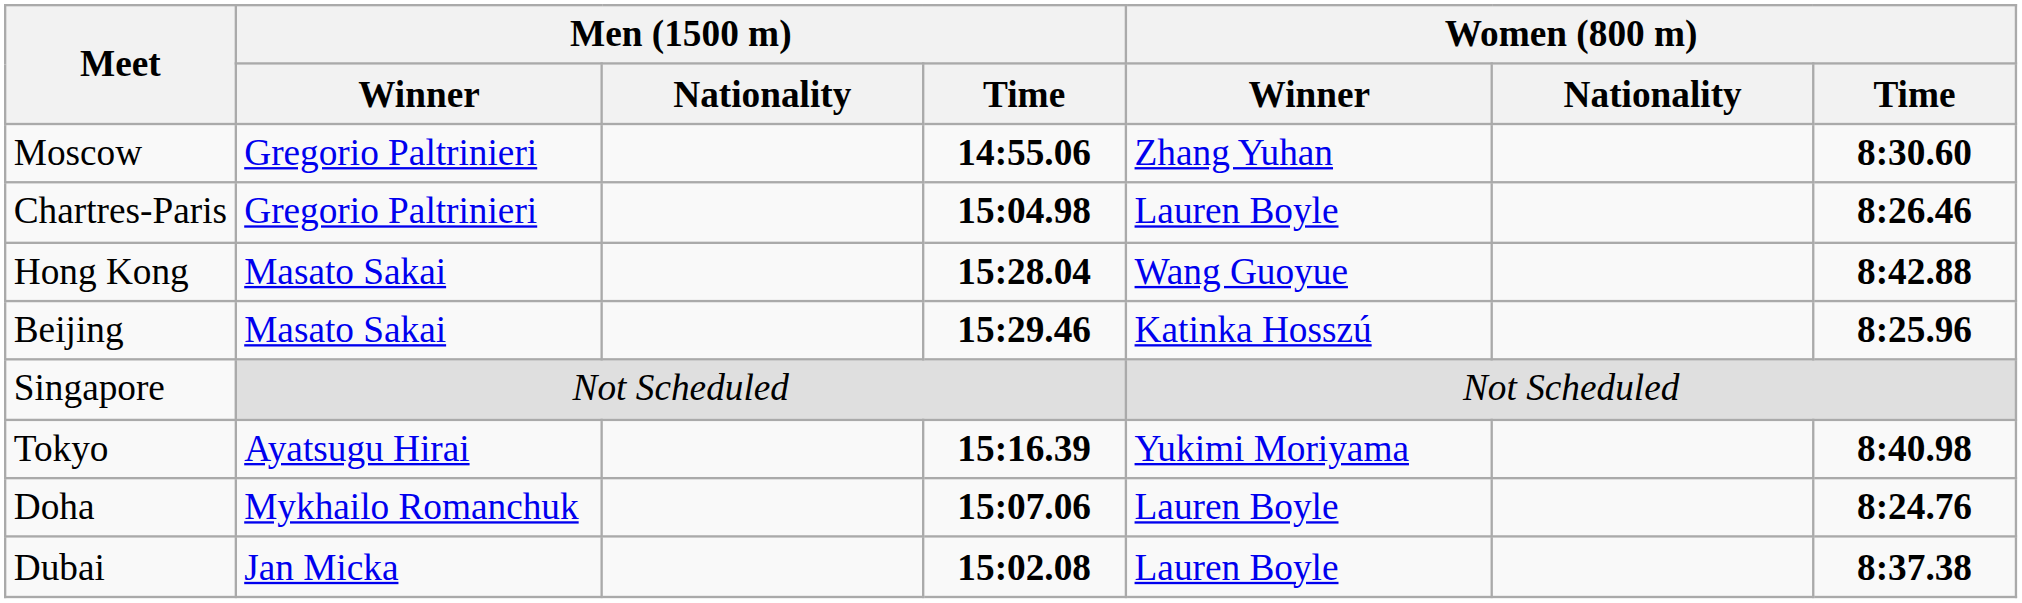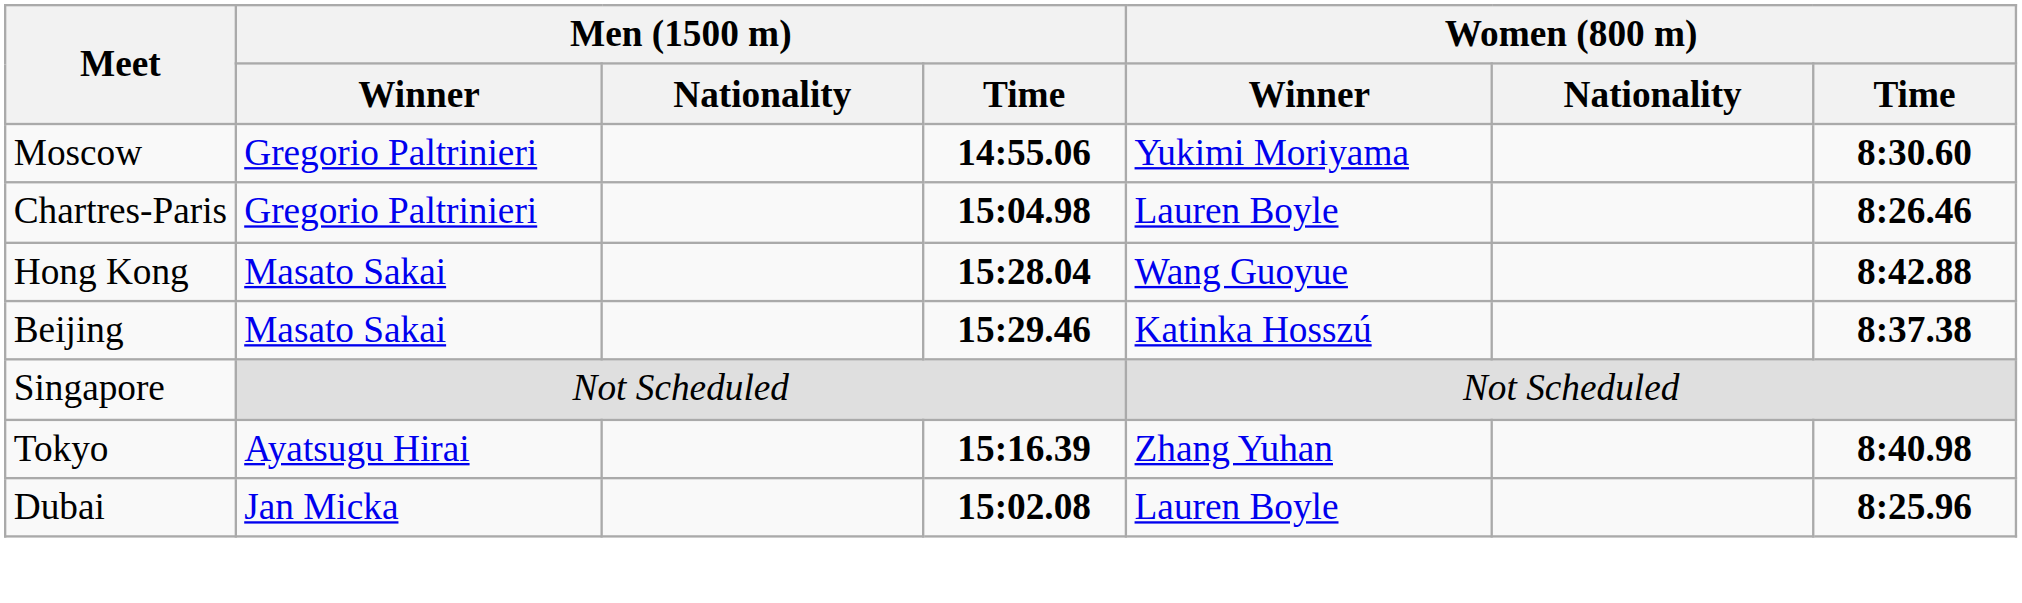(1234, 152) Zhang Yuhan -> (1272, 152) Yukimi Moriyama
(1915, 329) 8:25.96 -> (1915, 329) 8:37.38
(1272, 447) Yukimi Moriyama -> (1234, 447) Zhang Yuhan
- row: (54, 507)
(1915, 566) 8:37.38 -> (1915, 507) 8:25.96
